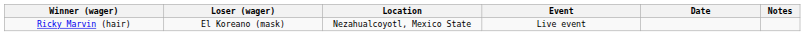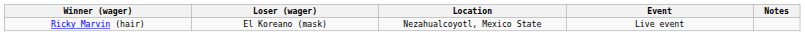- column: (701, 11)
